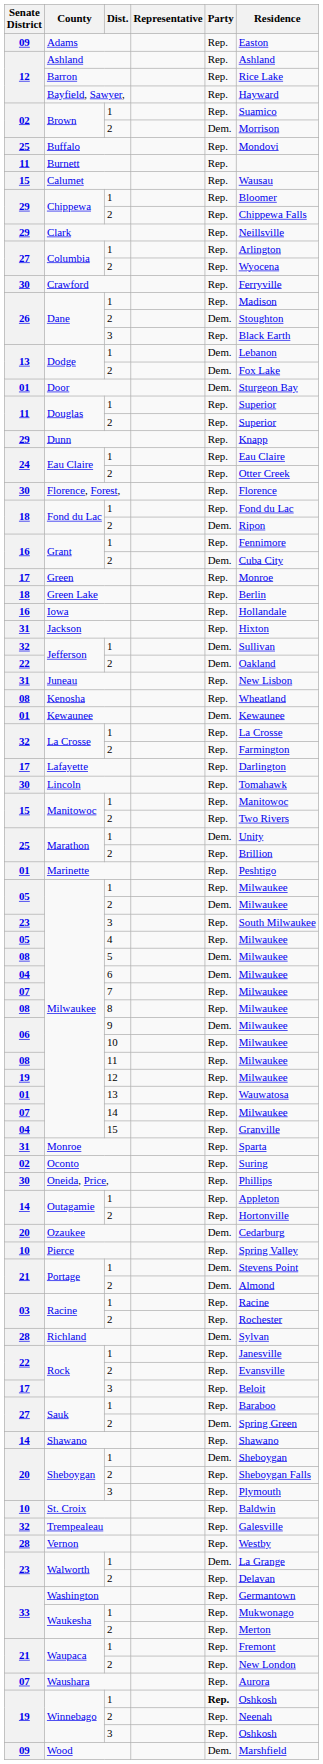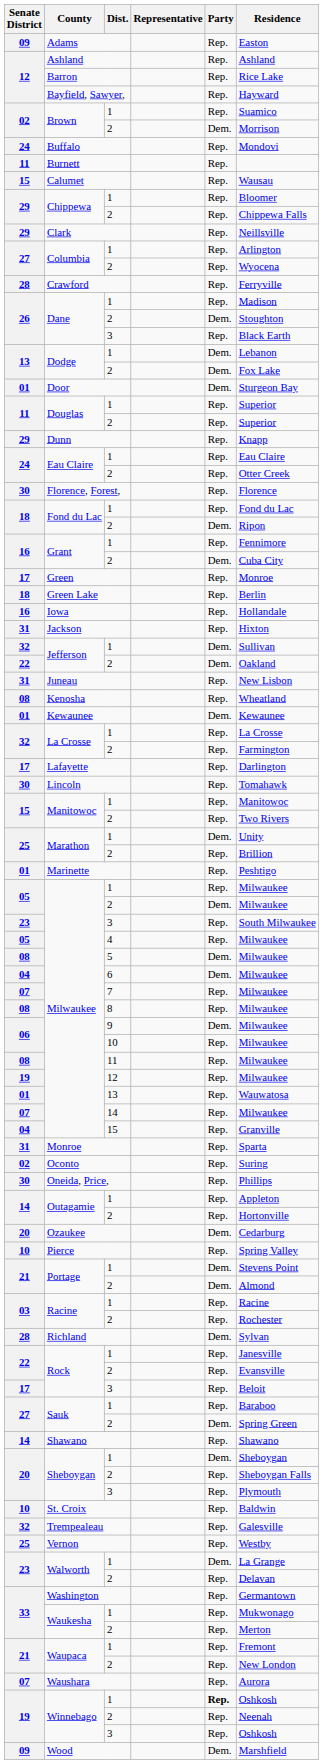(24, 146) 25 -> (24, 146) 24
(24, 284) 30 -> (24, 284) 28
(24, 1543) 28 -> (24, 1543) 25
